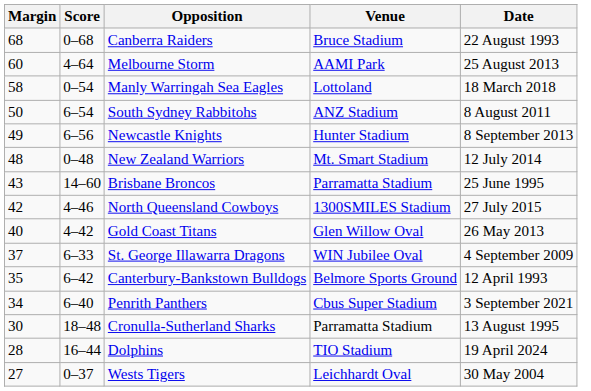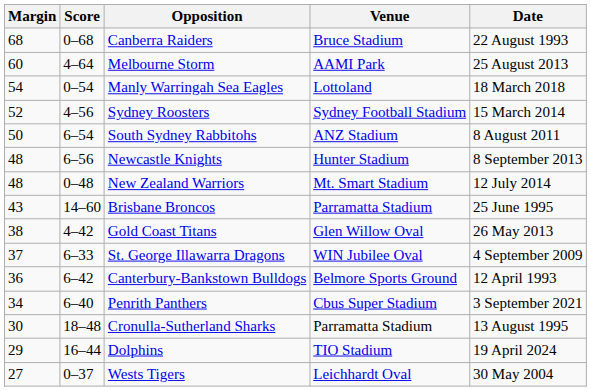(15, 87) 58 -> (15, 87) 54
+ row: (159, 111)
(15, 135) 49 -> (15, 159) 48
- row: (193, 207)
(15, 231) 40 -> (15, 231) 38
(15, 278) 35 -> (15, 278) 36
(15, 350) 28 -> (15, 350) 29
